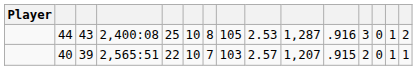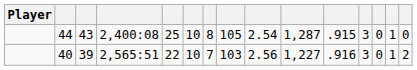(263, 35) 2.53 -> (263, 35) 2.54
(341, 35) .916 -> (341, 35) .915
(406, 35) 2 -> (406, 35) 0
(263, 55) 2.57 -> (263, 55) 2.56
(302, 55) 1,207 -> (302, 55) 1,227
(341, 55) .915 -> (341, 55) .916
(366, 55) 2 -> (366, 55) 3
(406, 55) 1 -> (406, 55) 2
